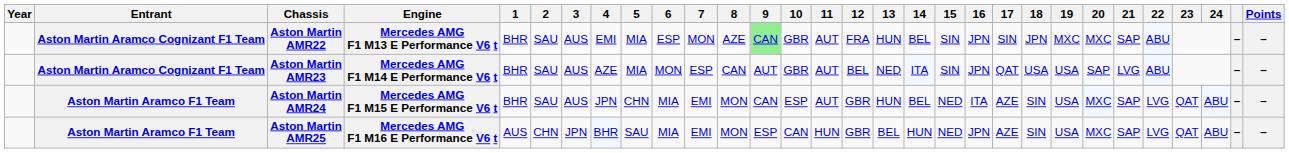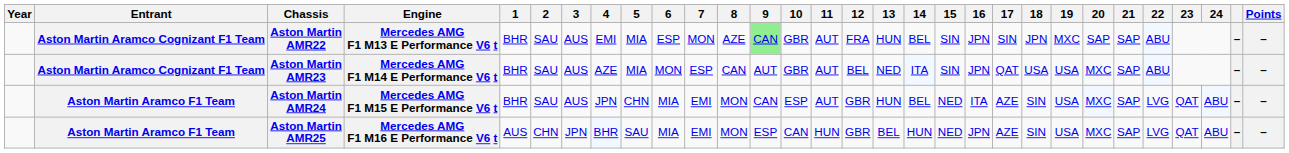(1098, 38) MXC -> (1098, 38) SAP
(1098, 69) SAP -> (1098, 69) MXC
(1129, 69) LVG -> (1129, 69) SAP
